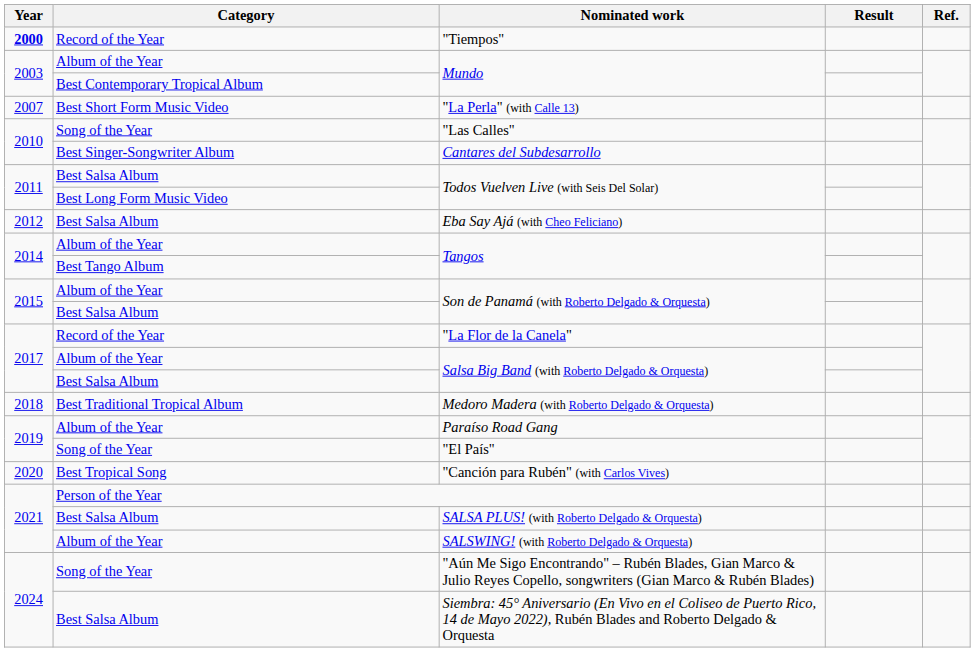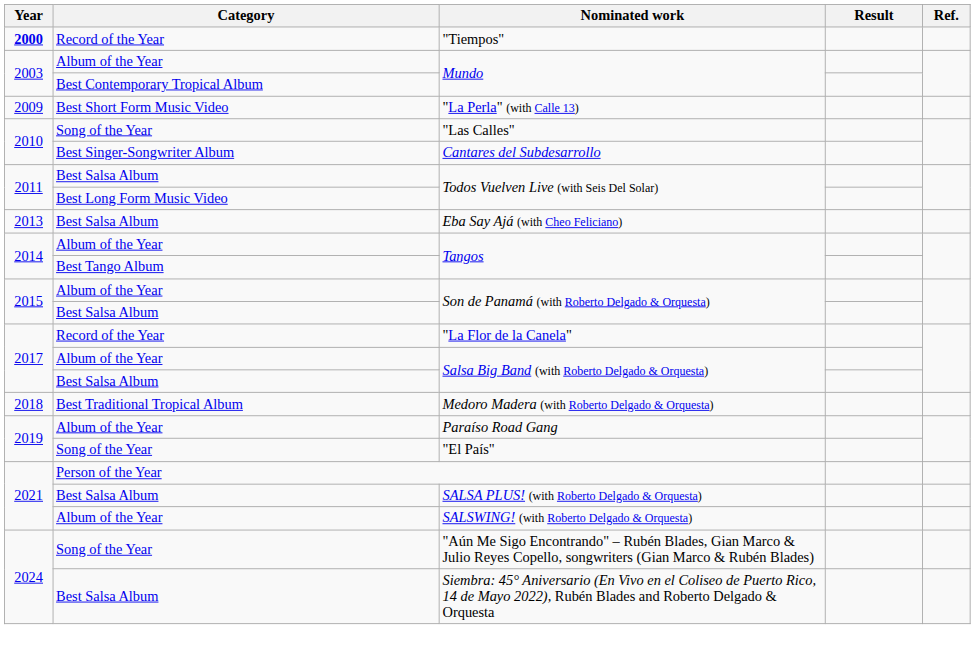(29, 107) 2007 -> (29, 107) 2009
(29, 221) 2012 -> (29, 221) 2013
- row: (111, 472)
